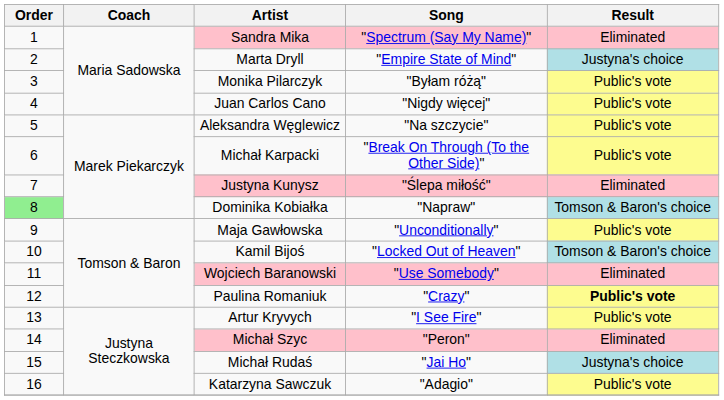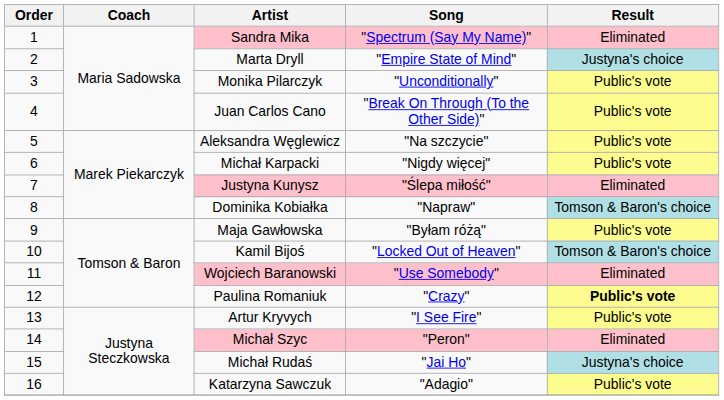(446, 81) "Byłam różą" -> (446, 81) "Unconditionally"
(446, 103) "Nigdy więcej" -> (446, 111) "Break On Through (To the Other Side)"
(446, 155) "Break On Through (To the Other Side)" -> (446, 163) "Nigdy więcej"
(34, 207) lightgreen background -> (34, 207) no background
(446, 229) "Unconditionally" -> (446, 229) "Byłam różą"
